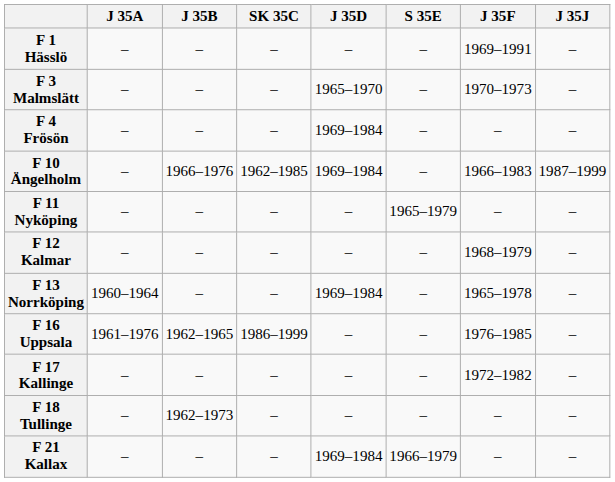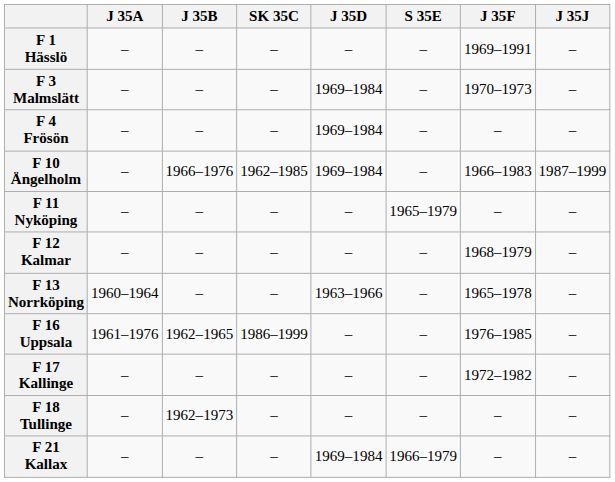(349, 89) 1965–1970 -> (349, 89) 1969–1984
(349, 293) 1969–1984 -> (349, 293) 1963–1966
